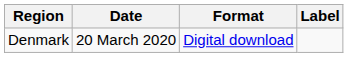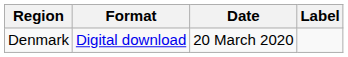columns swapped: (126, 16) <-> (238, 16)
